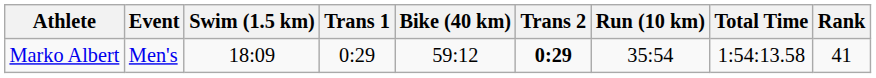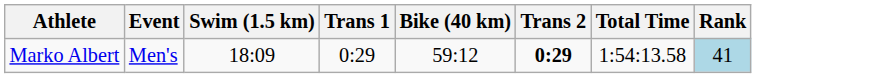- column: (650, 21)
(842, 55) no background -> (723, 55) lightblue background
